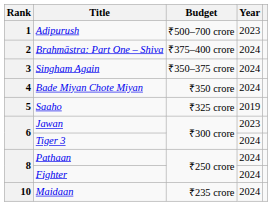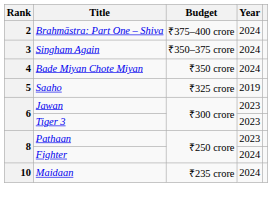- row: (57, 30)
(250, 141) 2024 -> (250, 122) 2023
(250, 157) 2024 -> (250, 138) 2023
